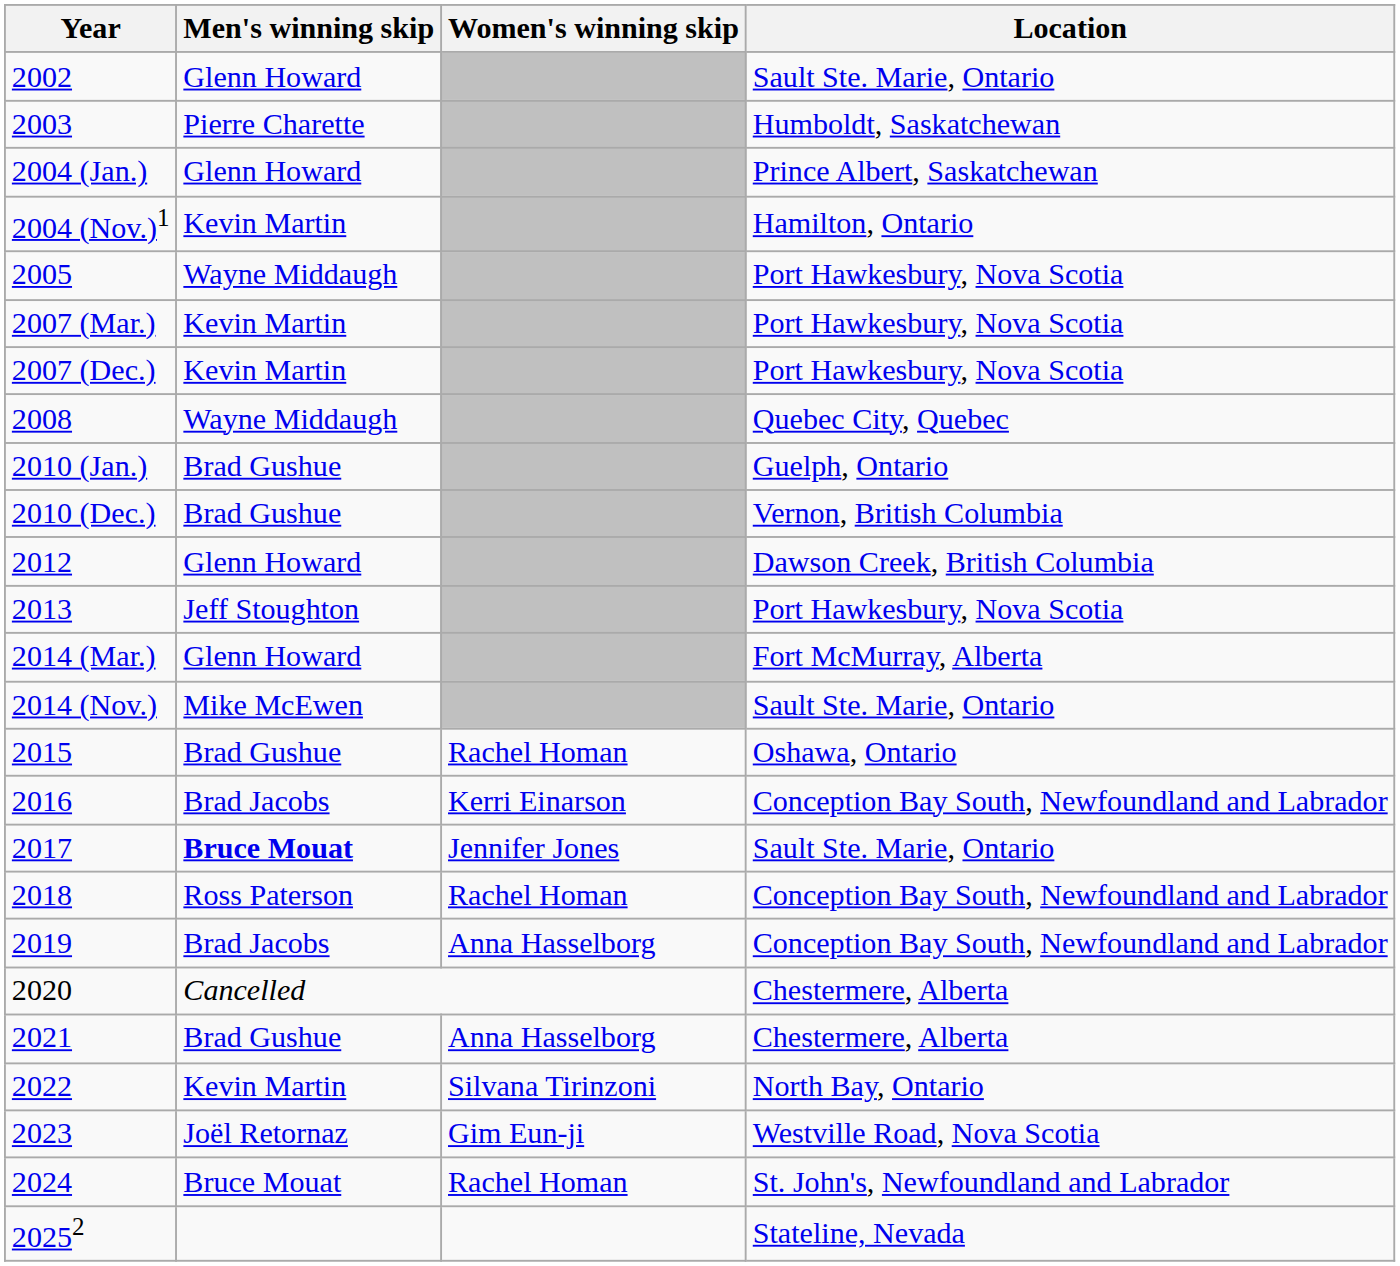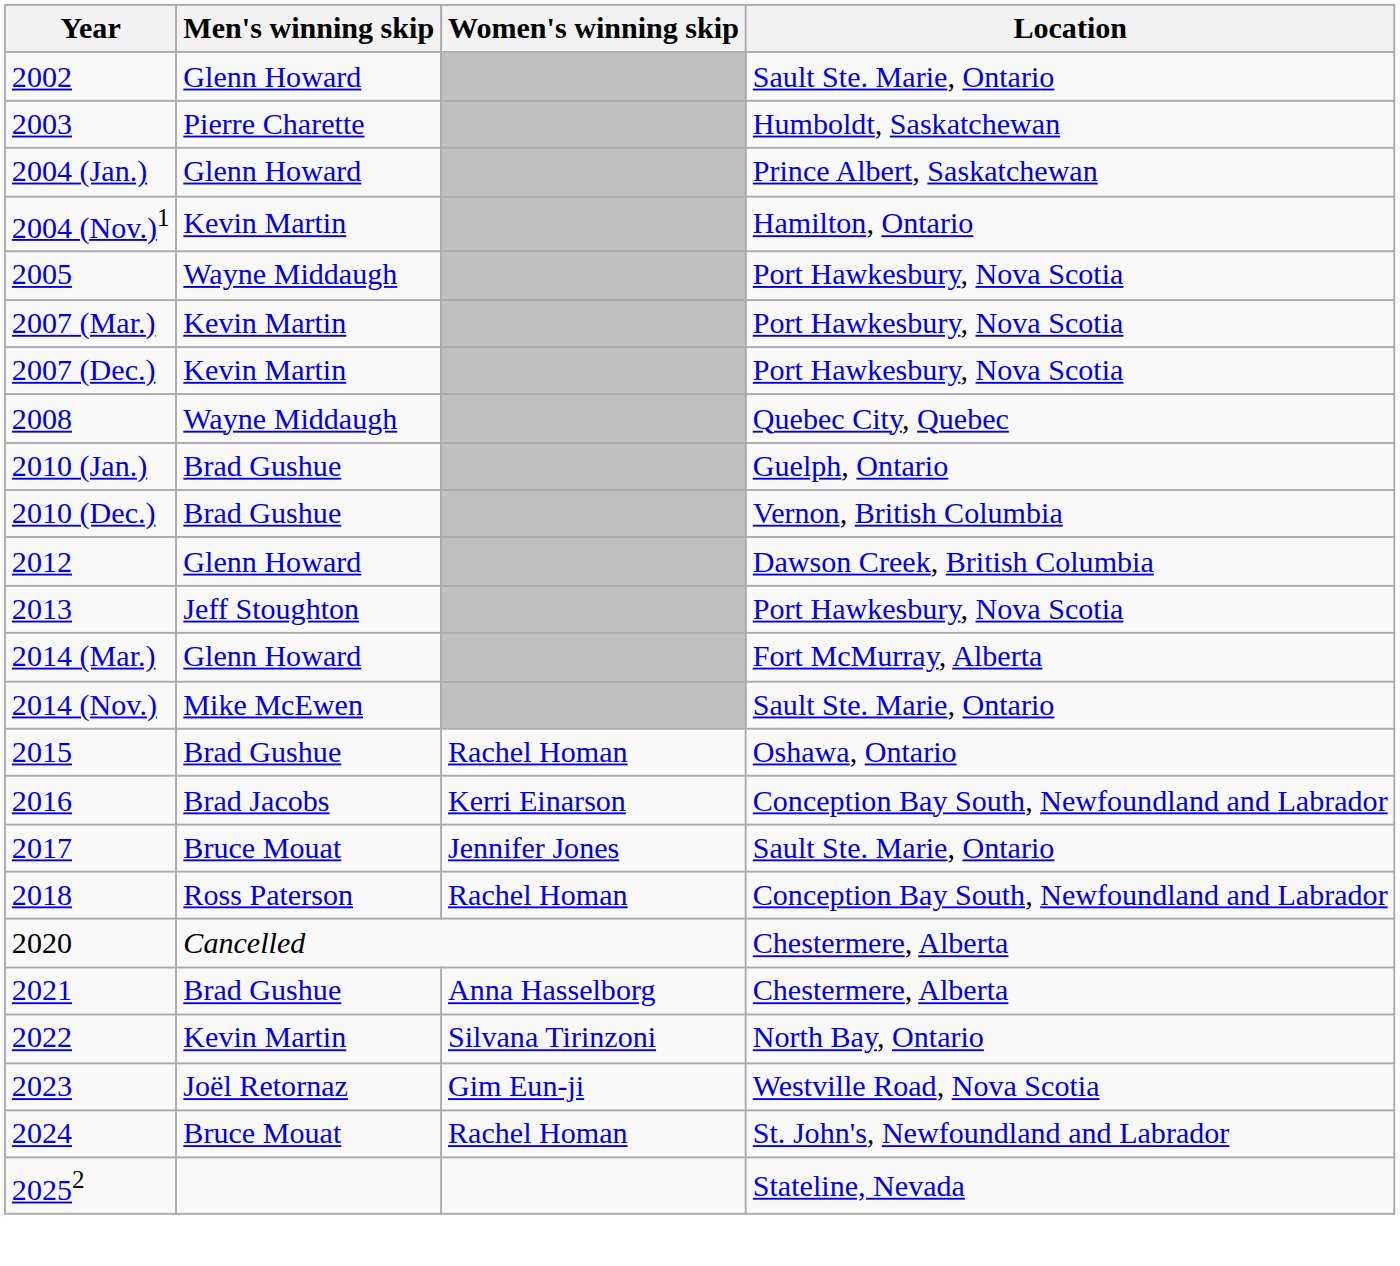(268, 847) bold -> (262, 847) normal
- row: (42, 942)
